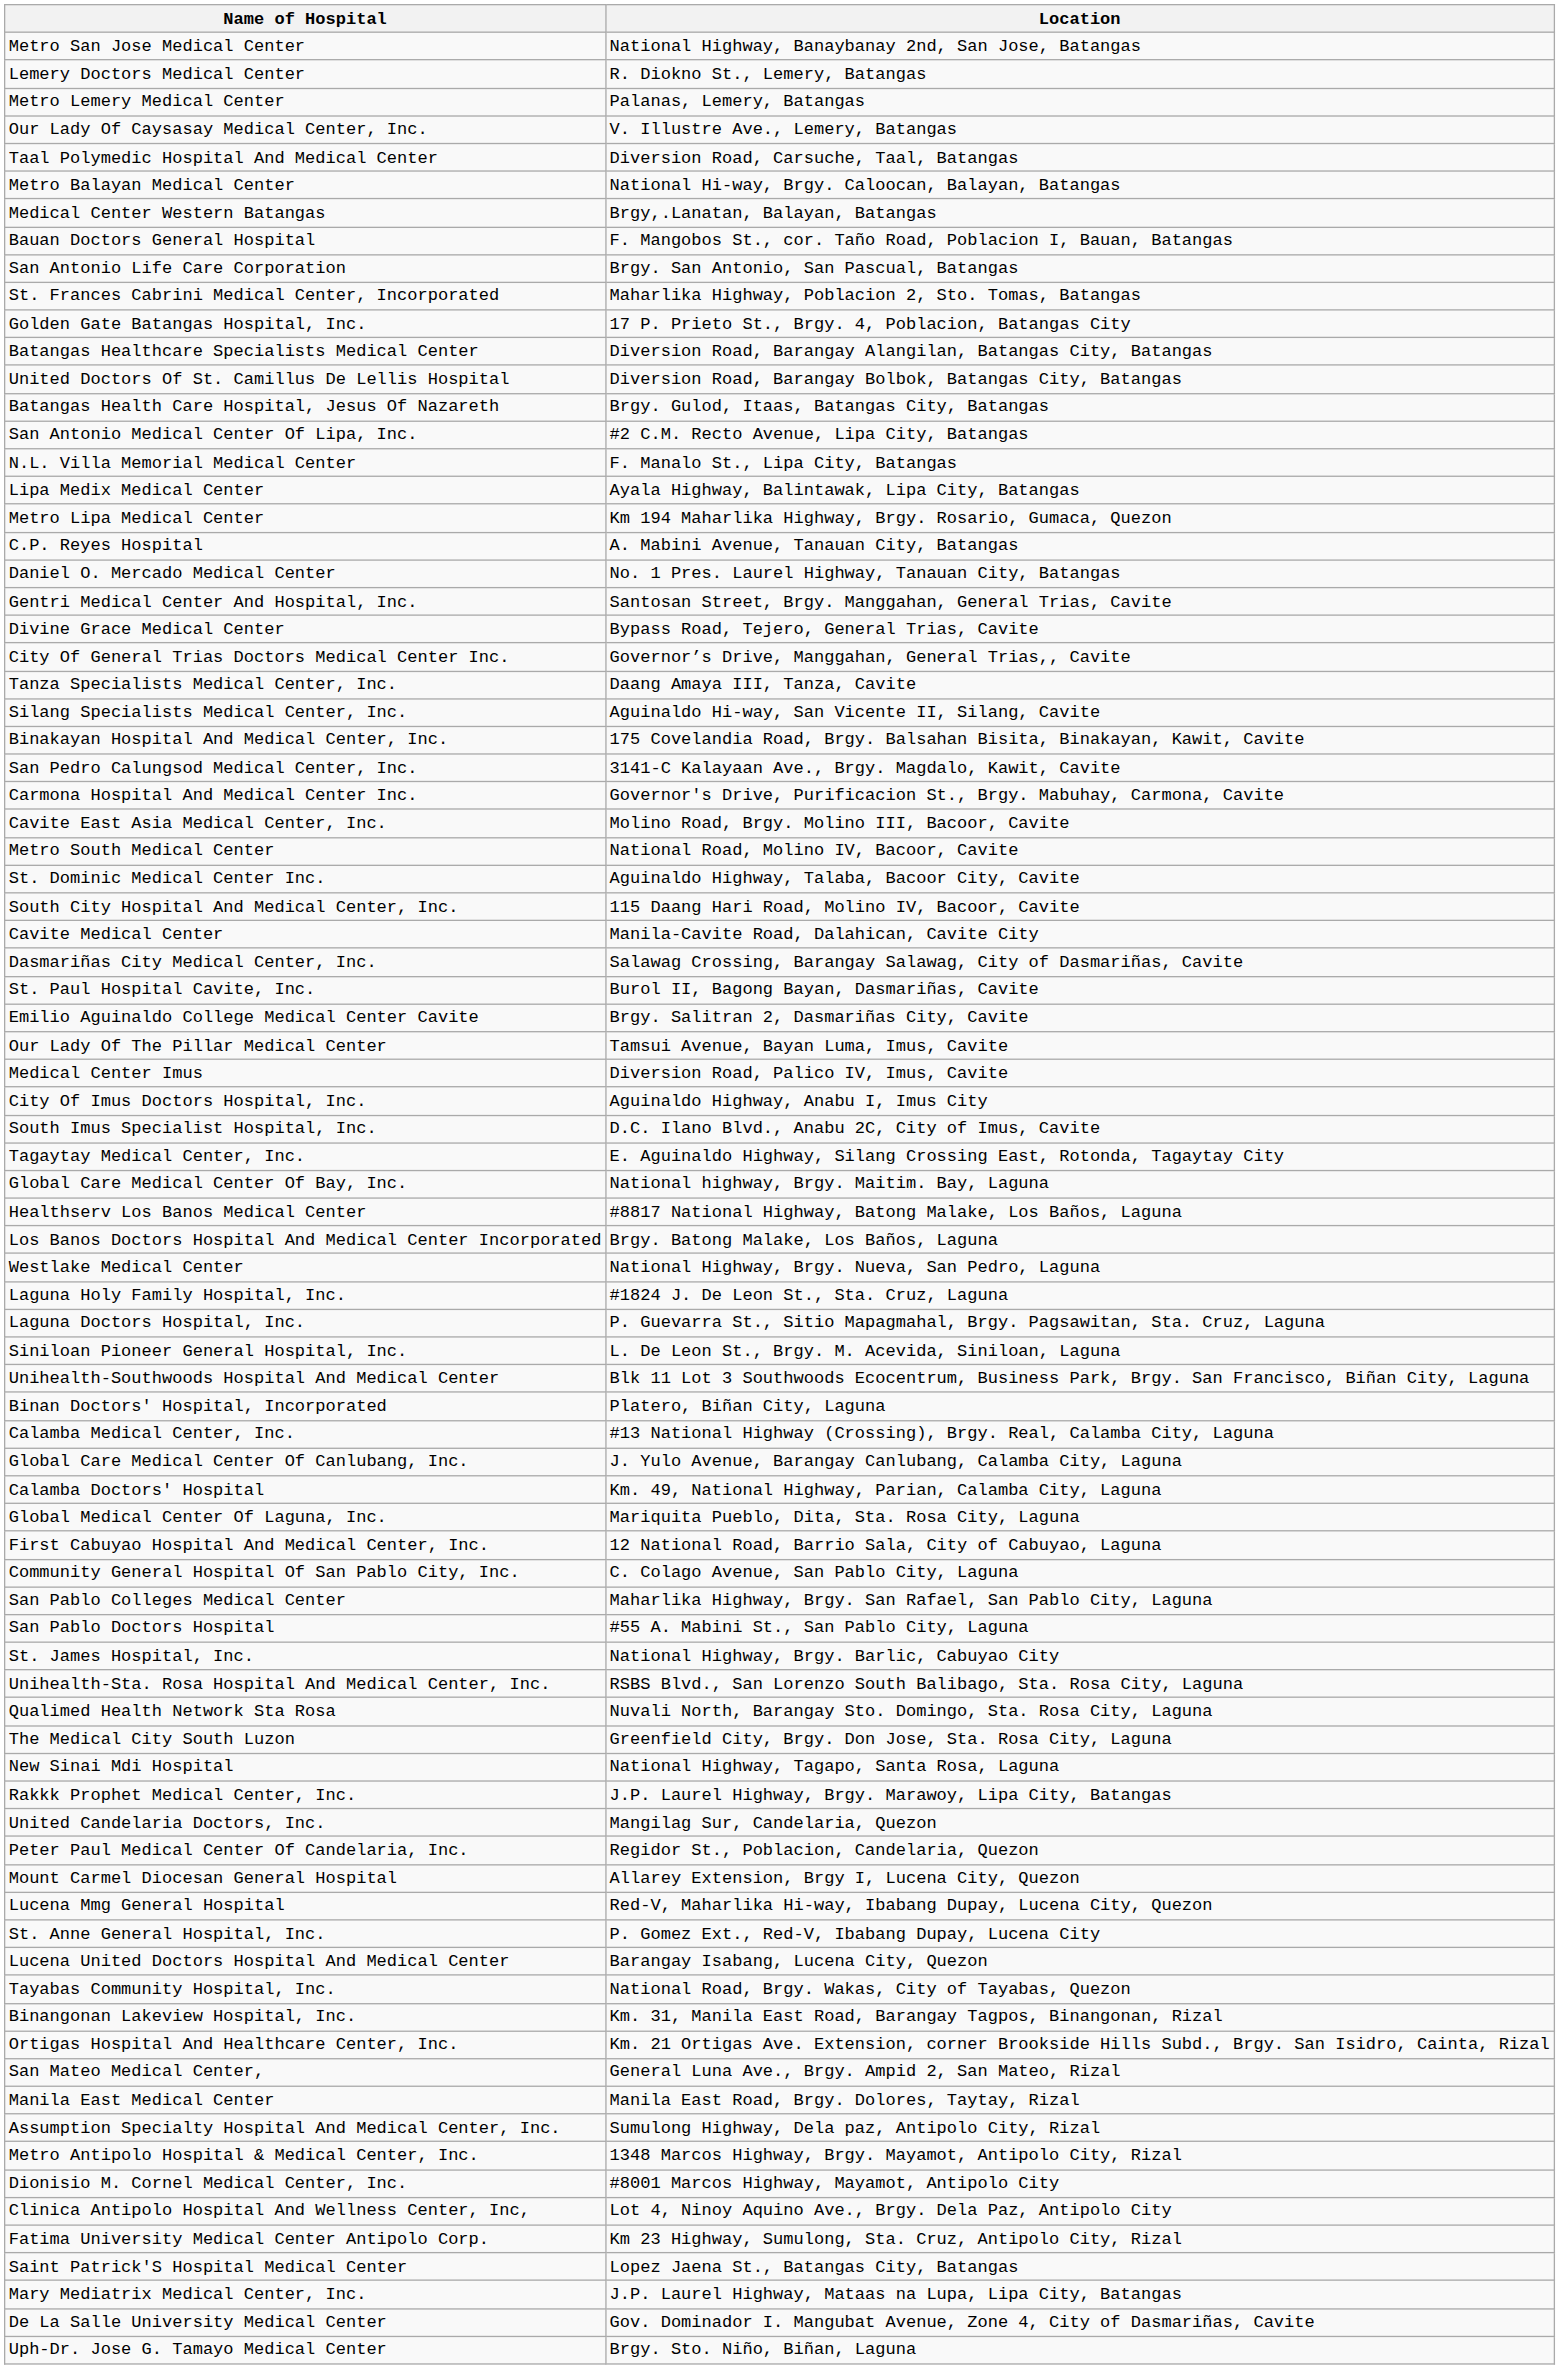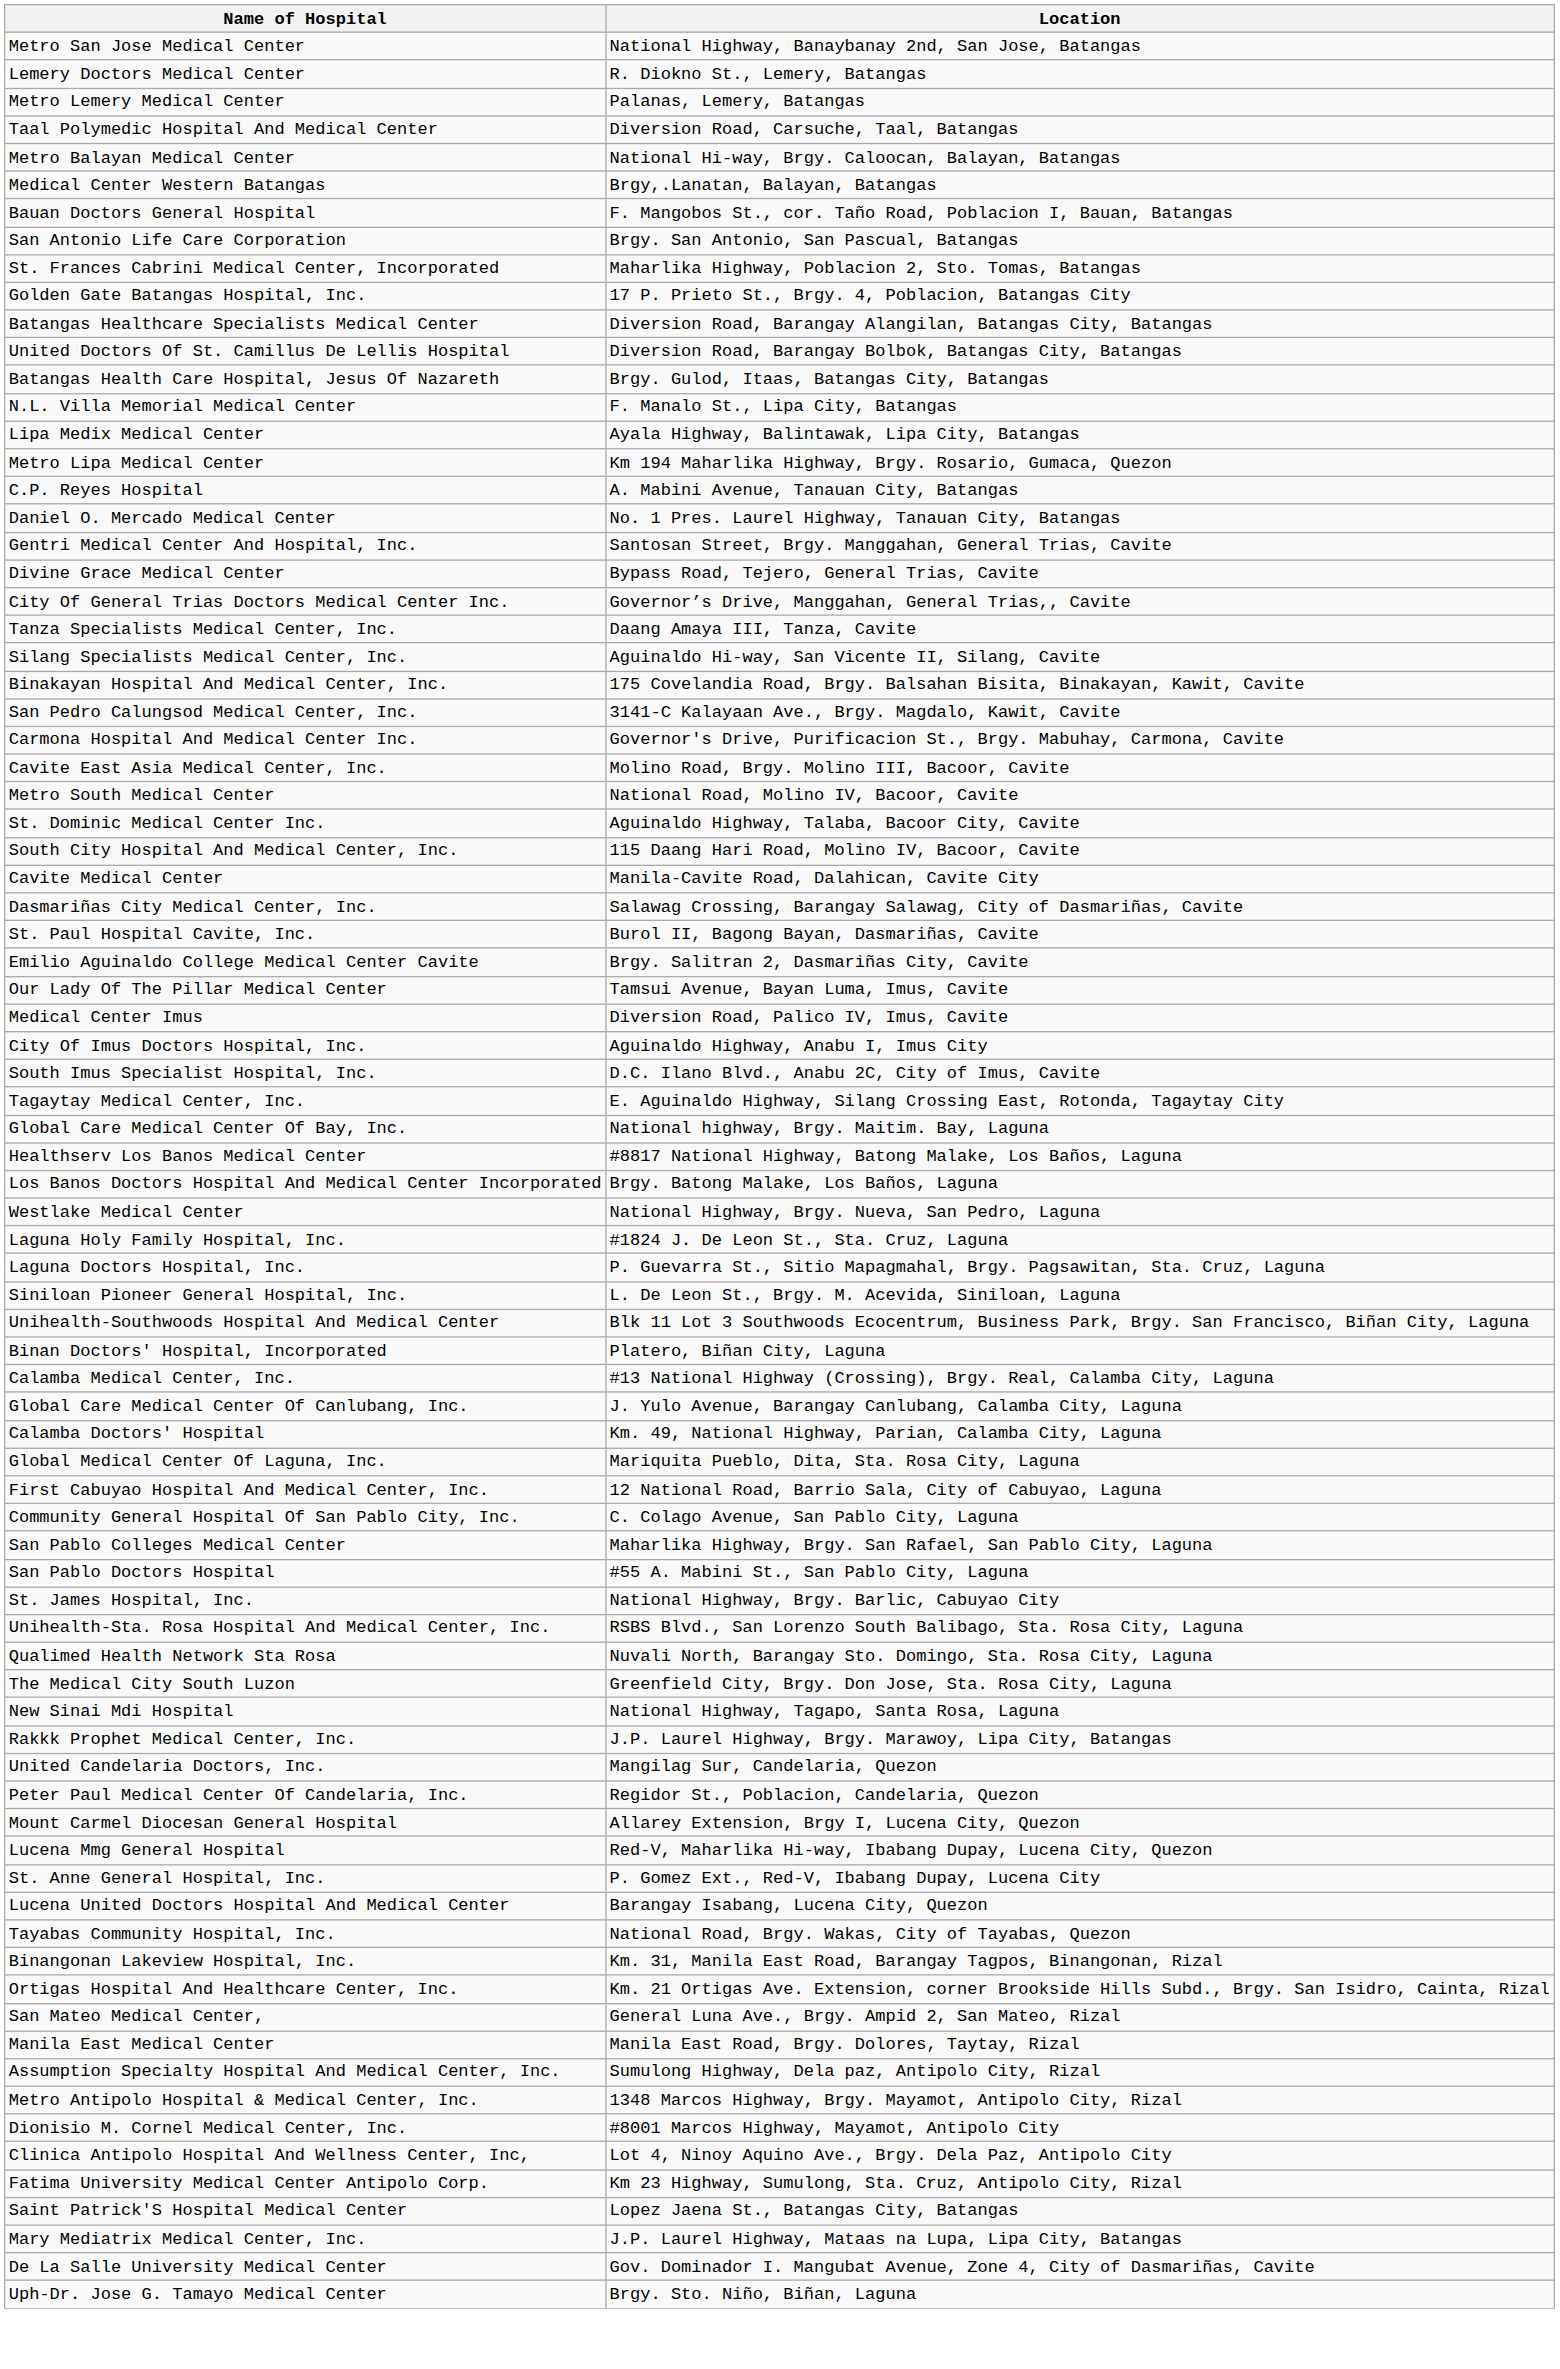- row: (218, 130)
- row: (213, 435)
